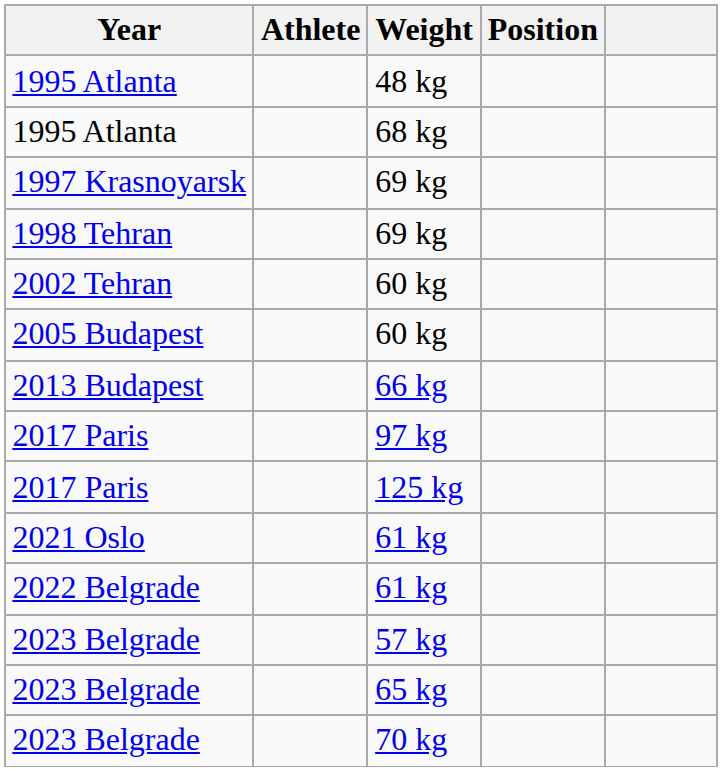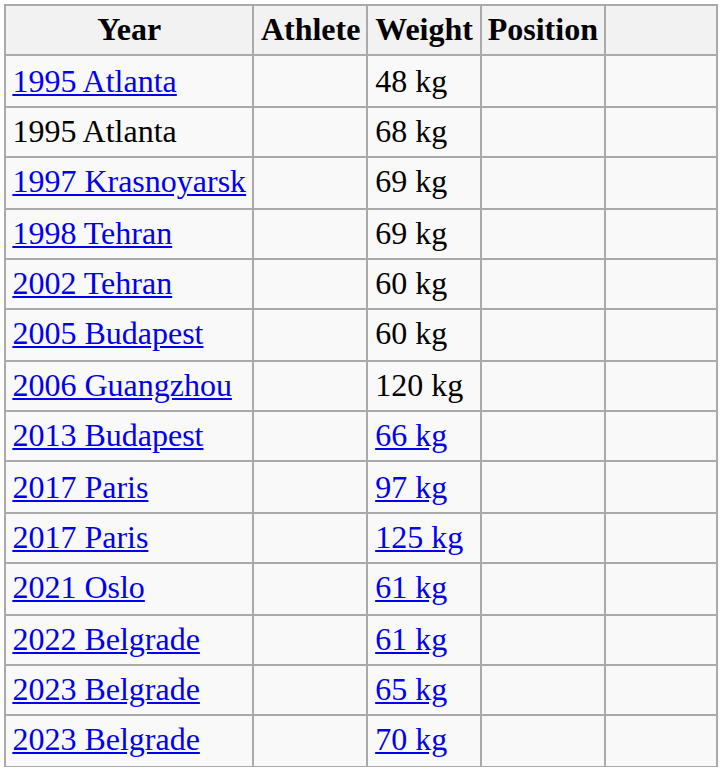+ row: (122, 385)
- row: (106, 638)
